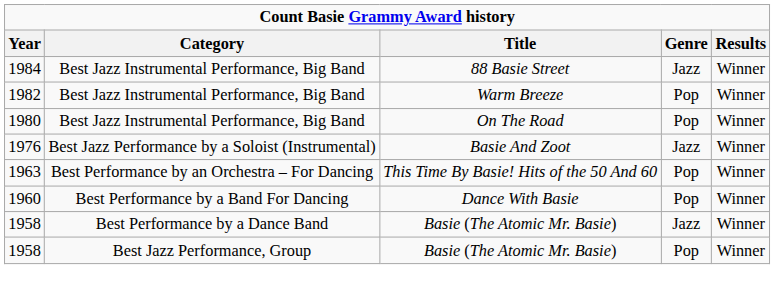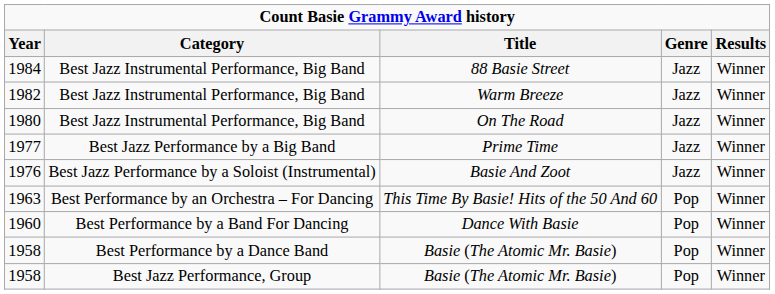(686, 95) Pop -> (686, 95) Jazz
(686, 120) Pop -> (686, 120) Jazz
+ row: (25, 146)
(686, 224) Jazz -> (686, 250) Pop
